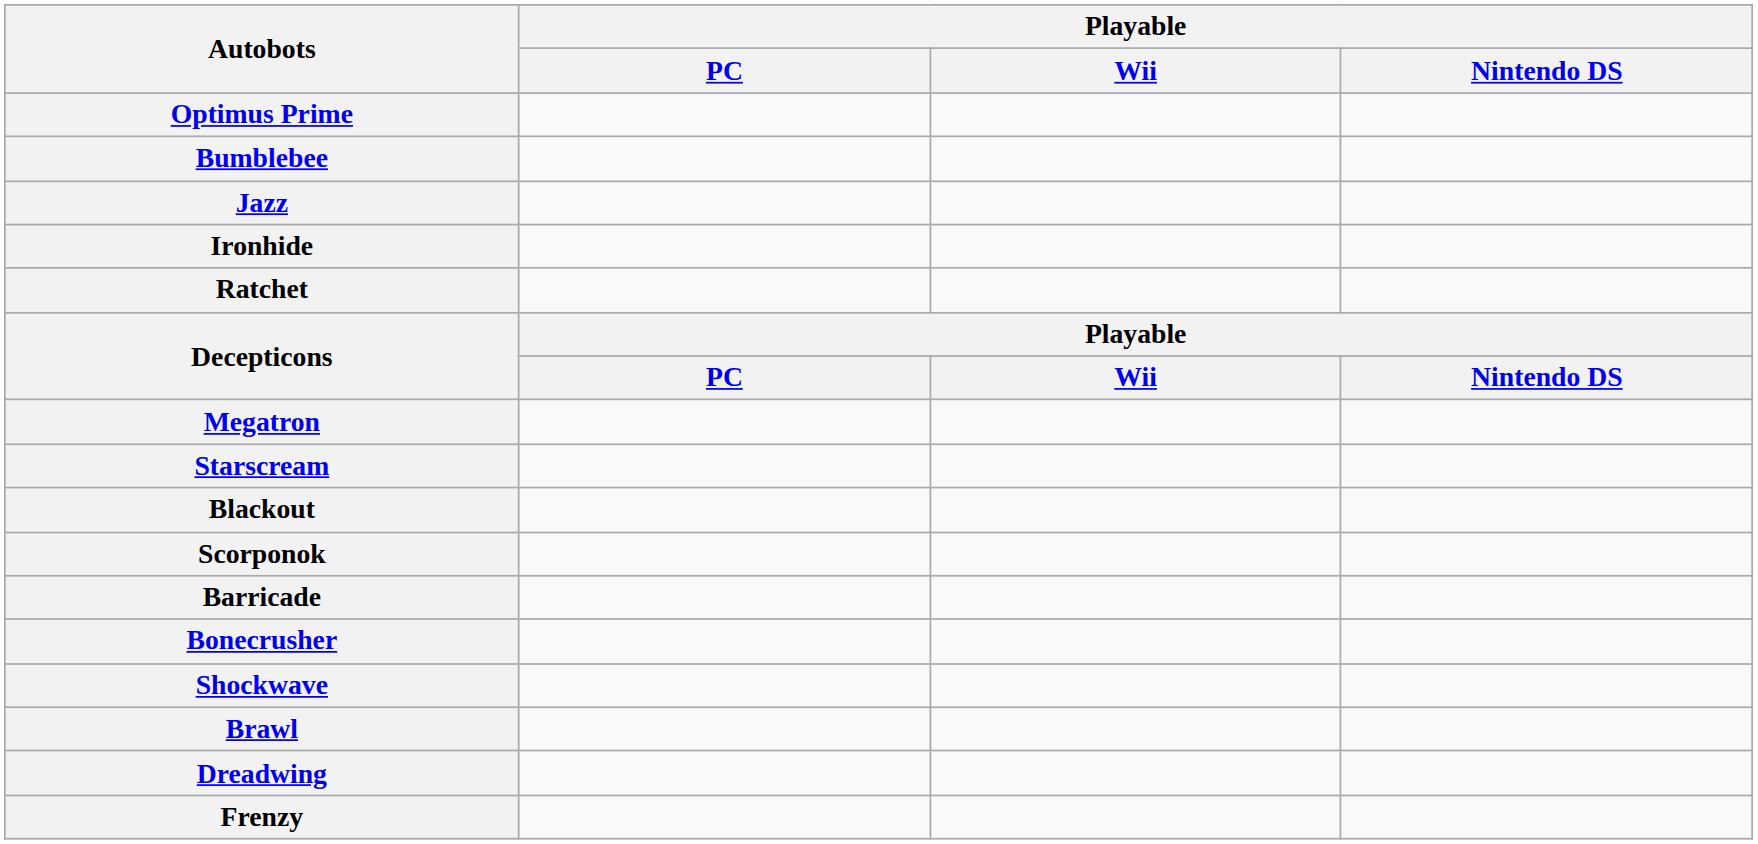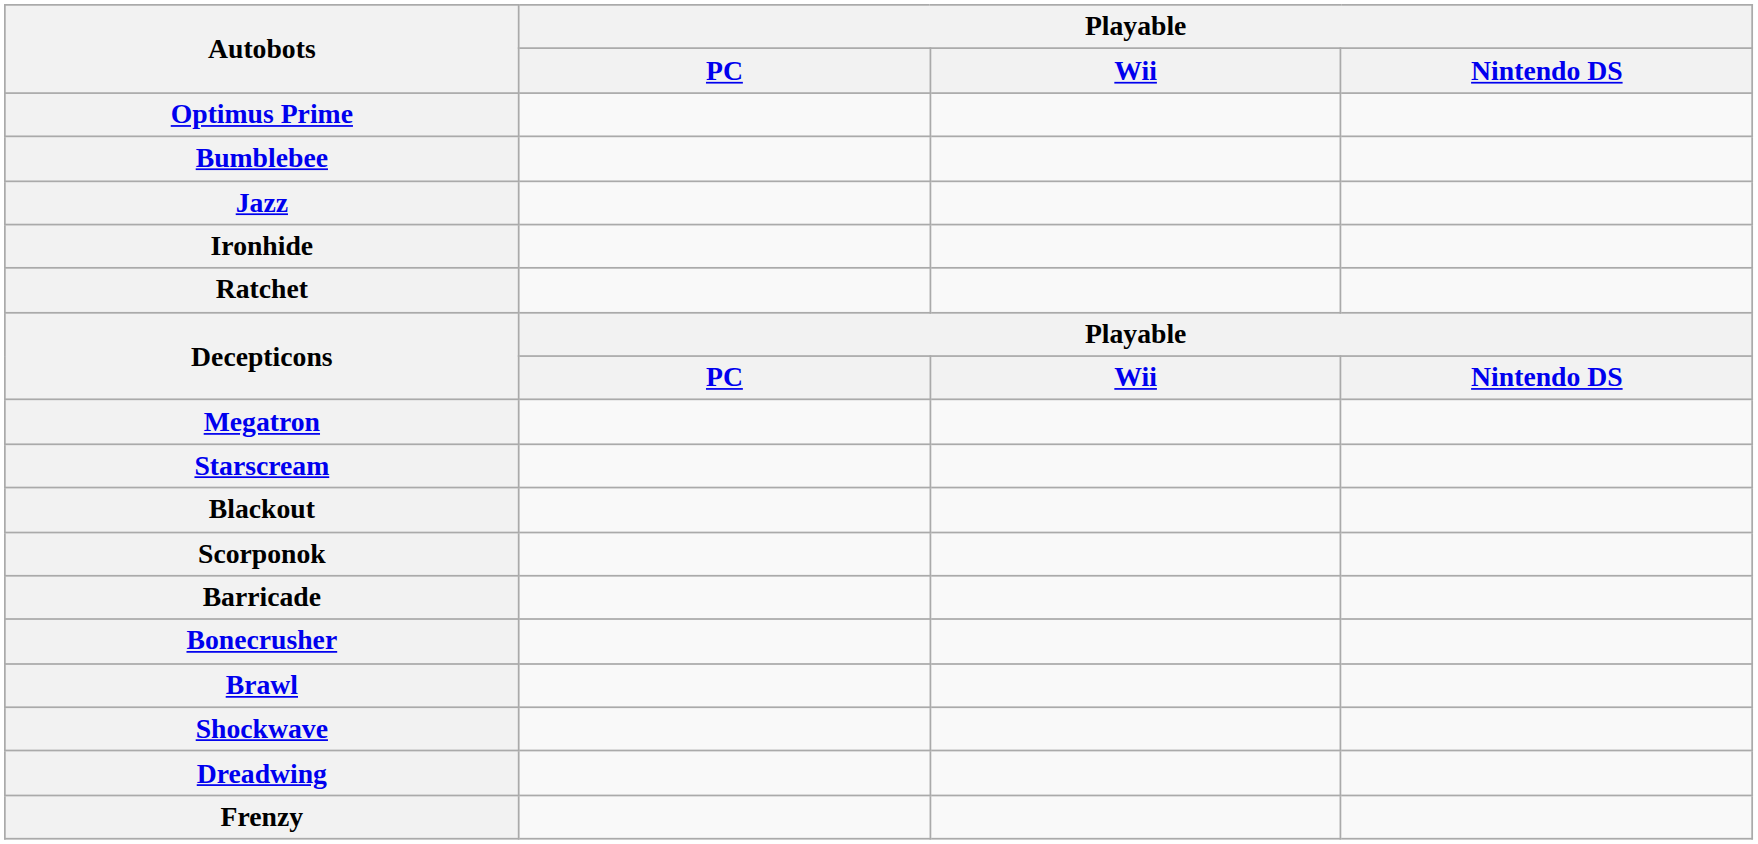rows swapped: (262, 728) <-> (262, 684)
